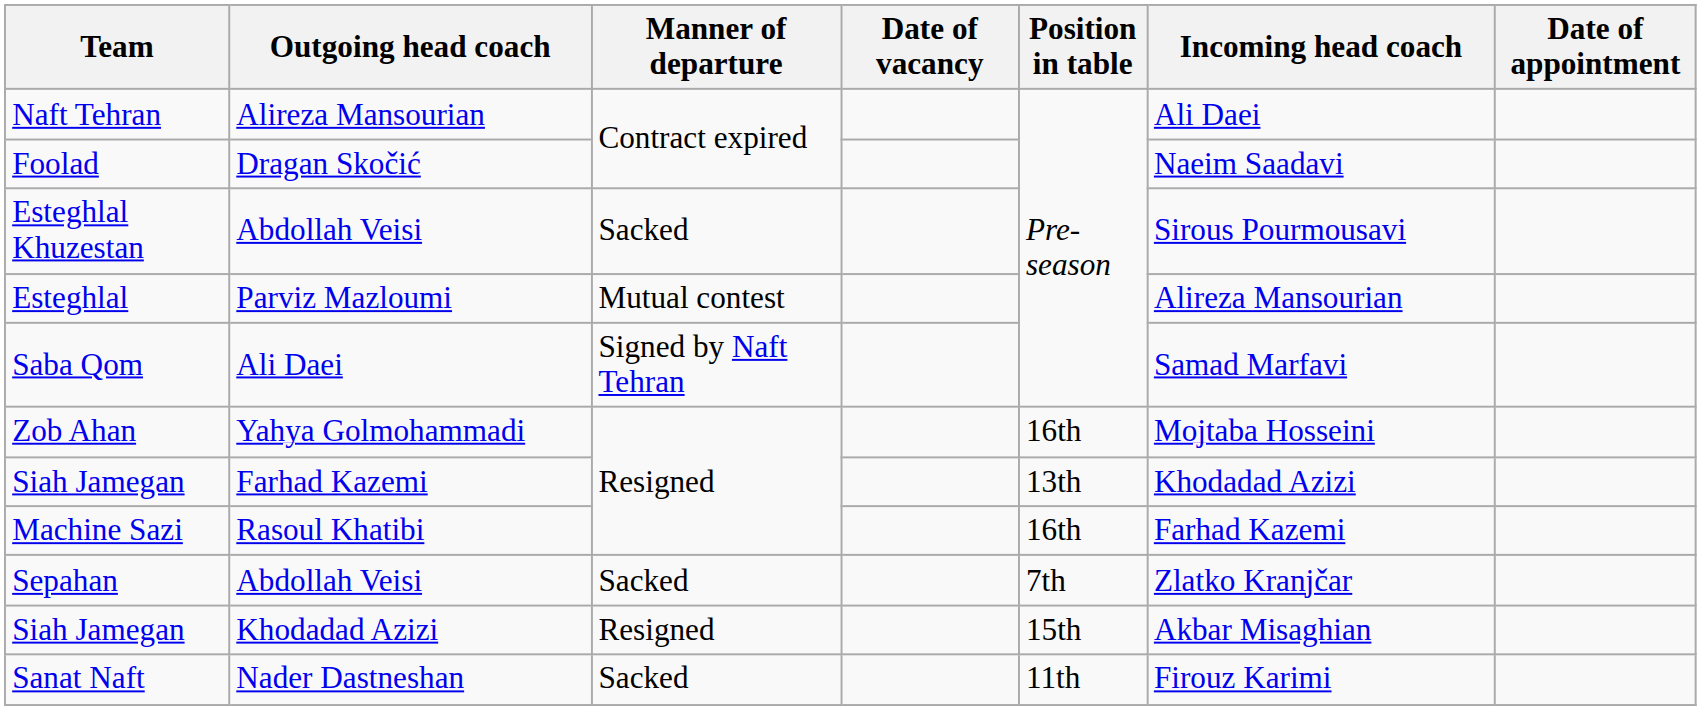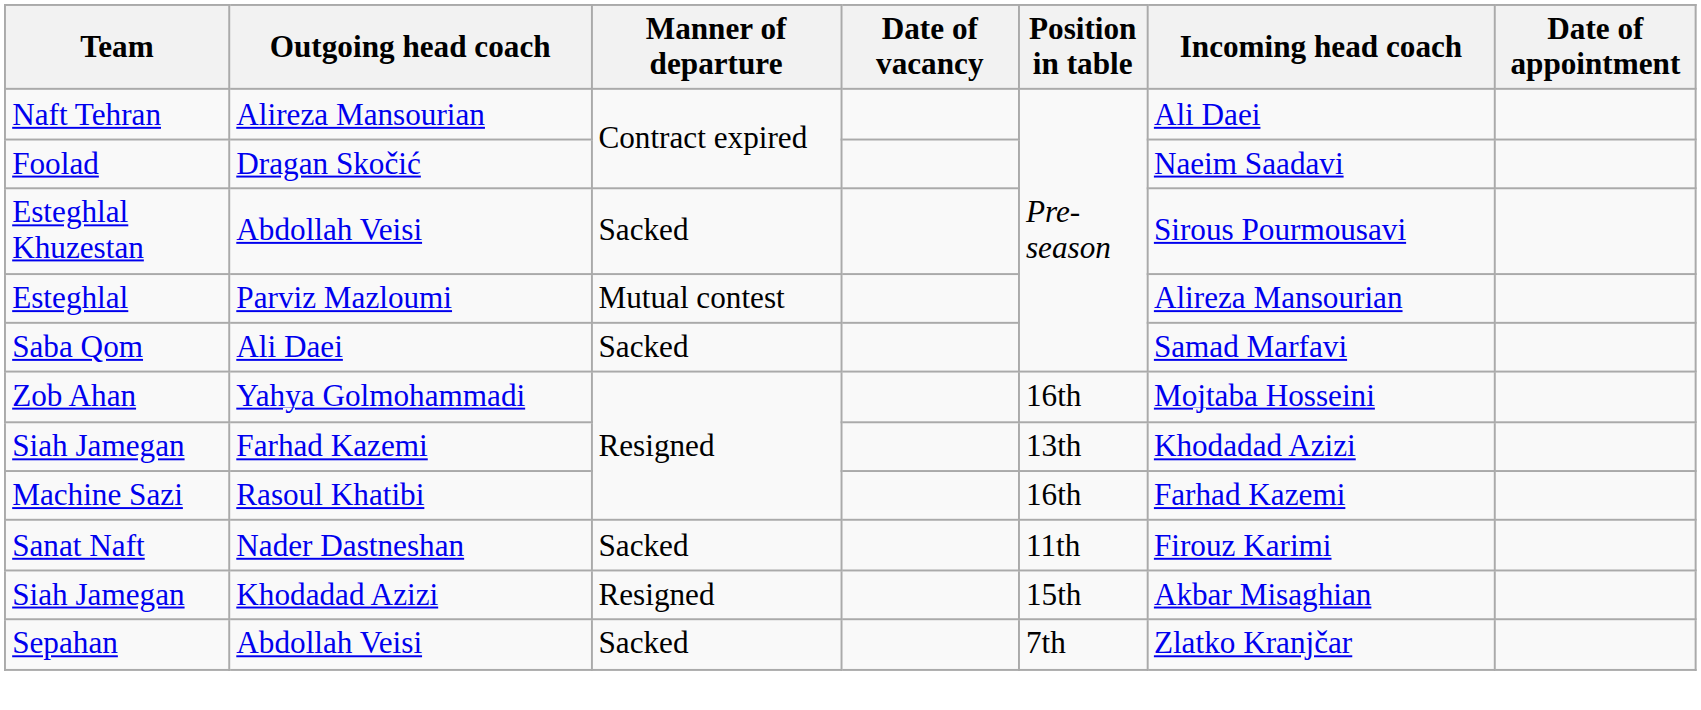(693, 364) Signed by Naft Tehran -> (643, 346) Sacked
rows swapped: (78, 678) <-> (65, 579)
